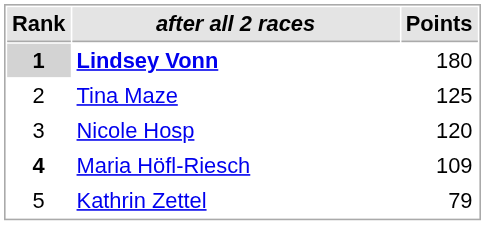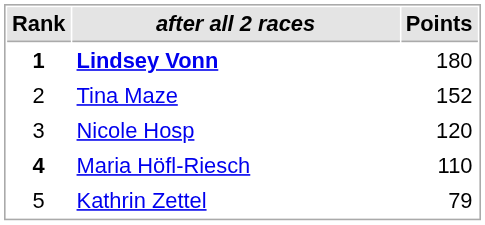(39, 60) lightgrey background -> (39, 60) no background
(454, 95) 125 -> (454, 95) 152
(454, 165) 109 -> (455, 165) 110
